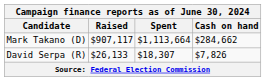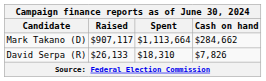(156, 55) $18,307 -> (156, 55) $18,310
